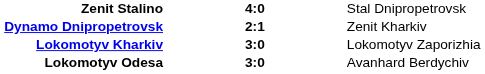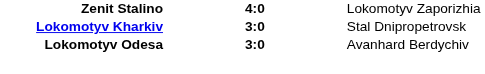(406, 8) Stal Dnipropetrovsk -> (414, 8) Lokomotyv Zaporizhia
- row: (84, 26)
(414, 44) Lokomotyv Zaporizhia -> (406, 26) Stal Dnipropetrovsk
